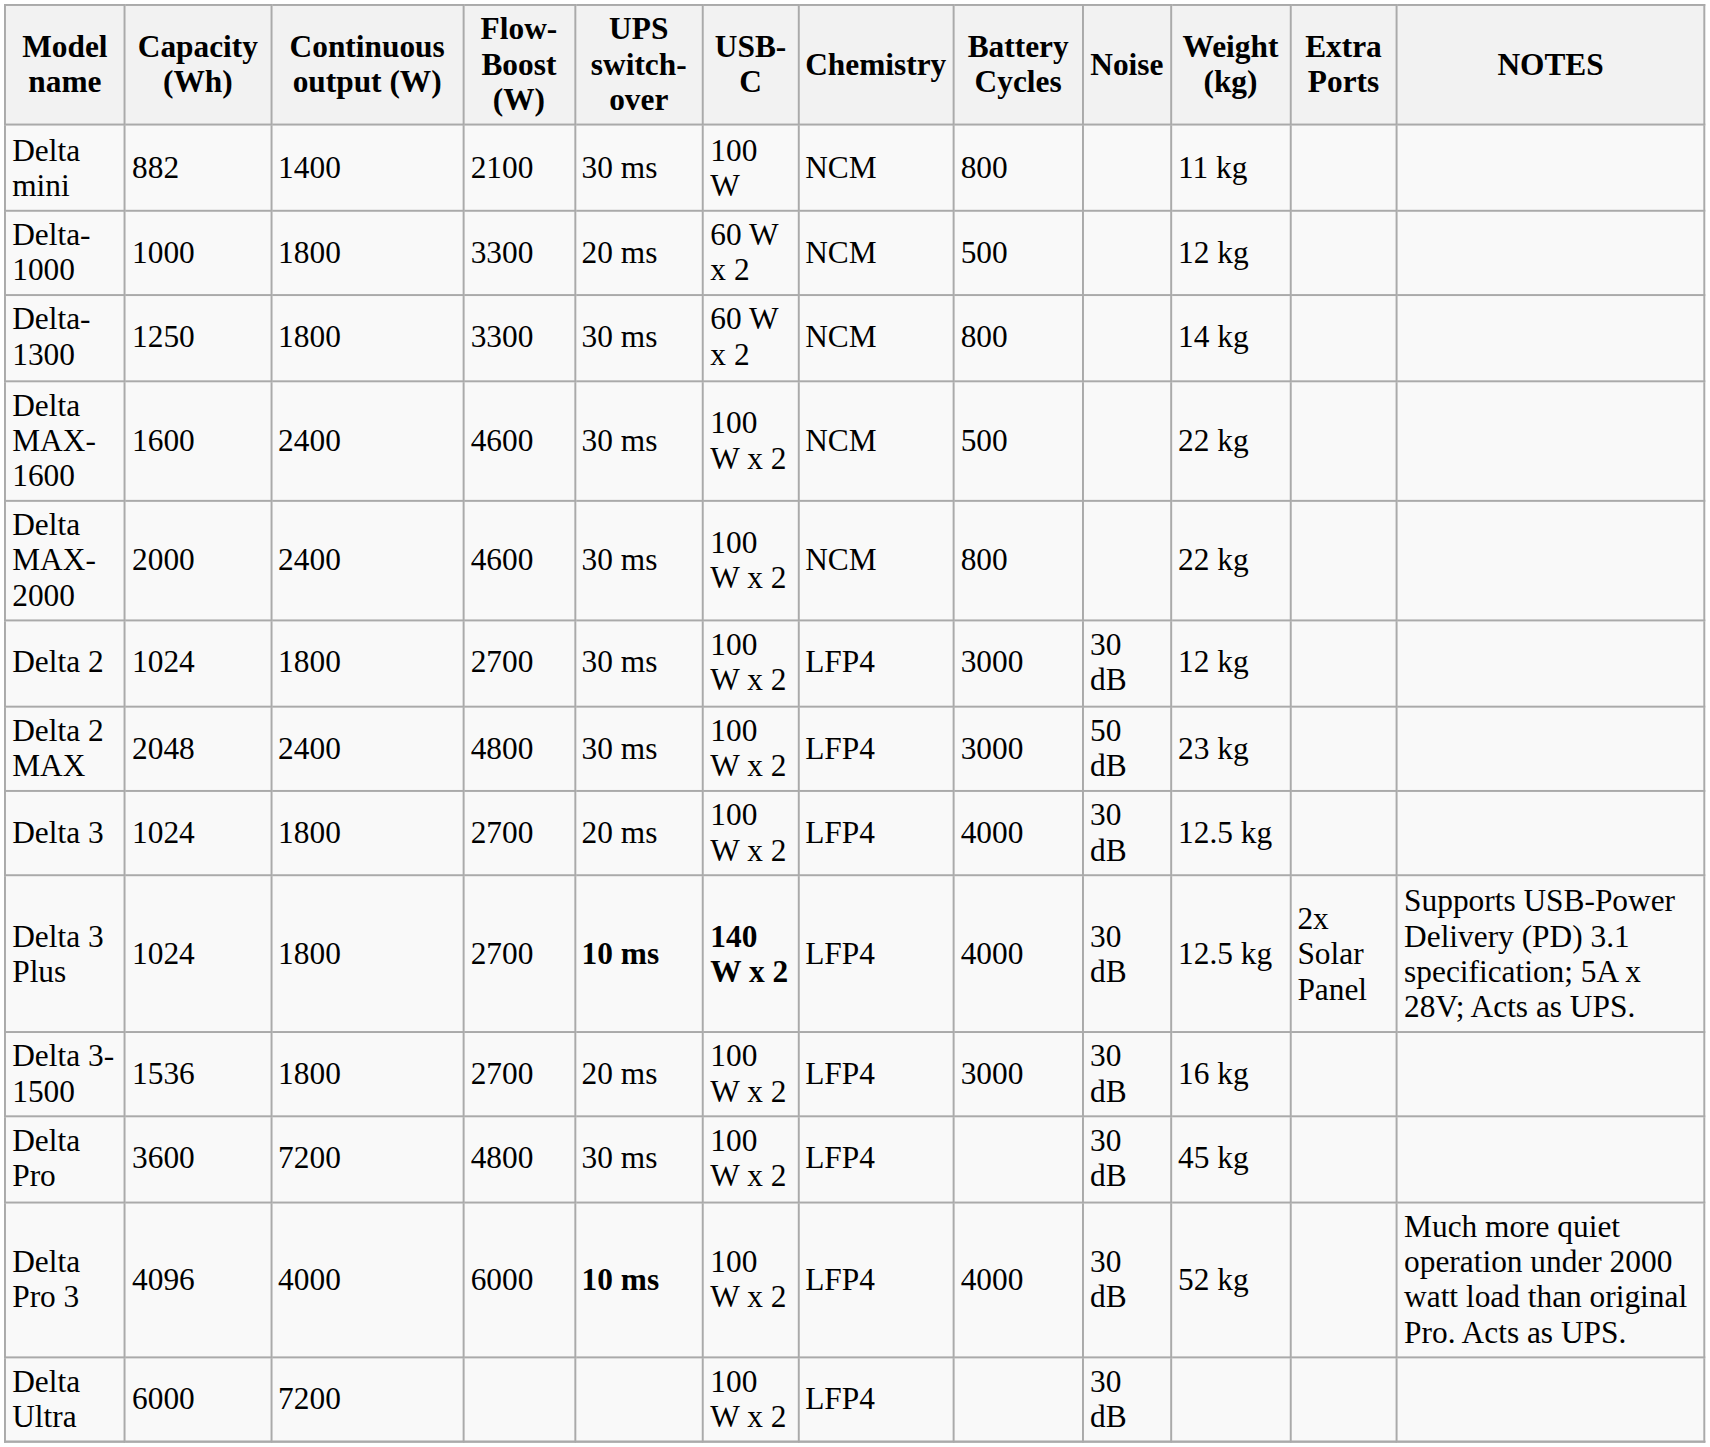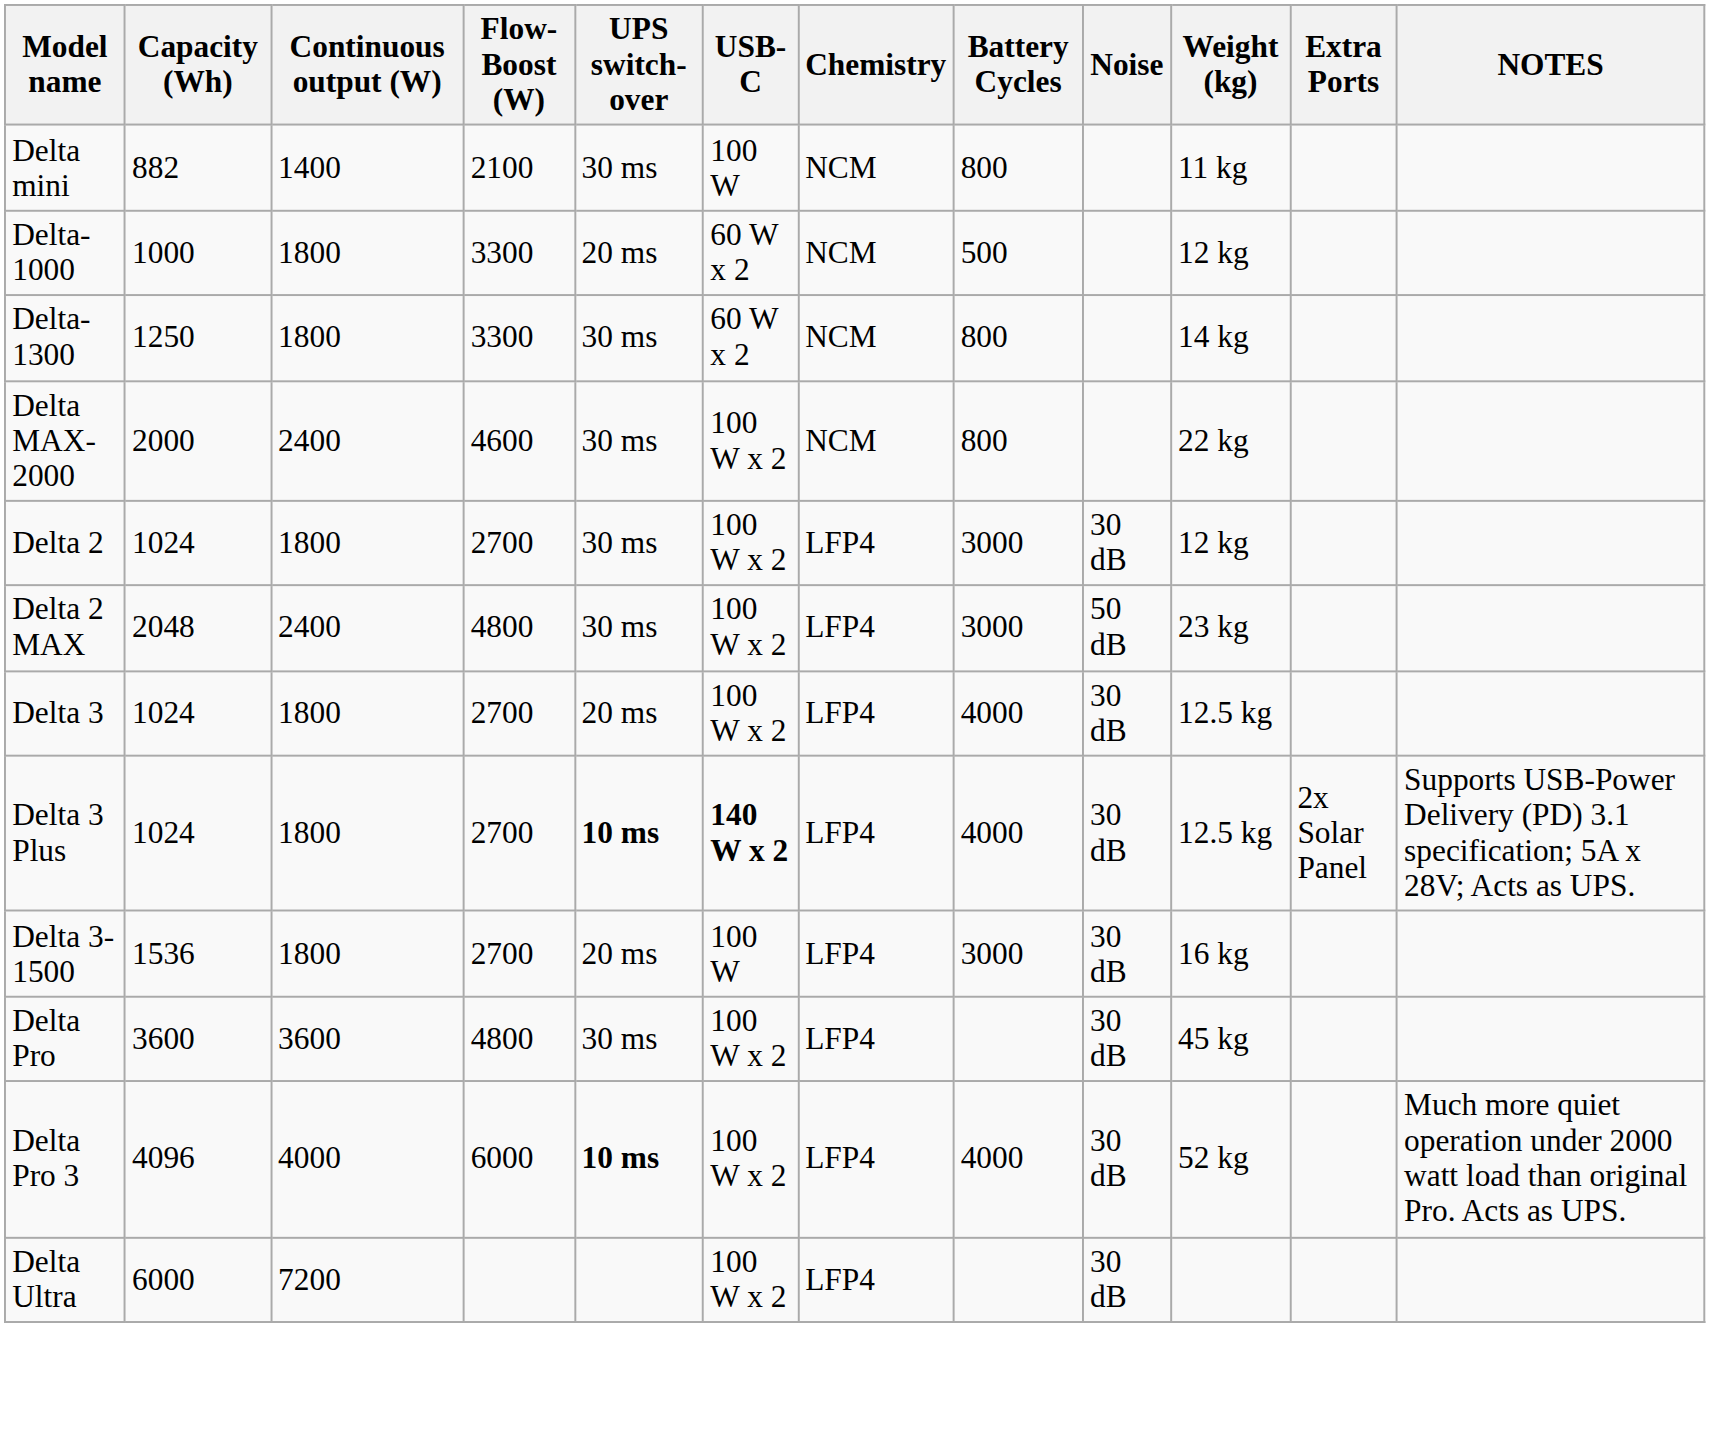- row: (54, 439)
(748, 1073) 100 W x 2 -> (734, 953) 100 W
(309, 1158) 7200 -> (309, 1038) 3600
